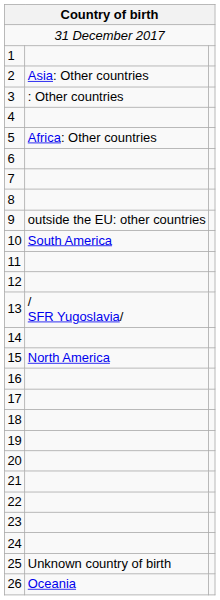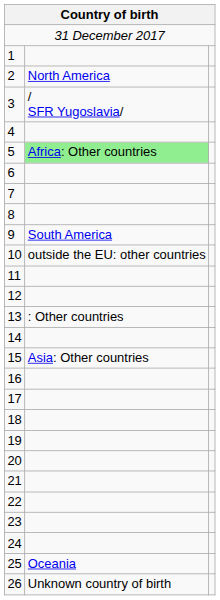(88, 76) Asia: Other countries -> (69, 76) North America
(76, 96) : Other countries -> (76, 104) / SFR Yugoslavia/
(92, 138) no background -> (92, 152) lightgreen background
(117, 220) outside the EU: other countries -> (70, 234) South America
(70, 240) South America -> (117, 255) outside the EU: other countries
(76, 309) / SFR Yugoslavia/ -> (76, 317) : Other countries
(69, 358) North America -> (88, 358) Asia: Other countries
(99, 563) Unknown country of birth -> (52, 563) Oceania
(52, 584) Oceania -> (99, 584) Unknown country of birth
